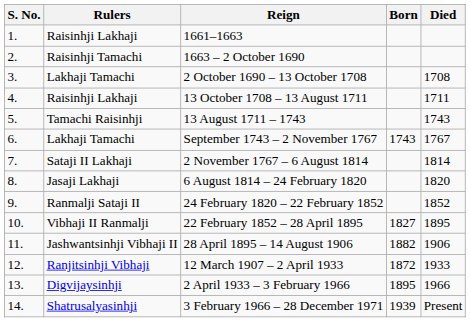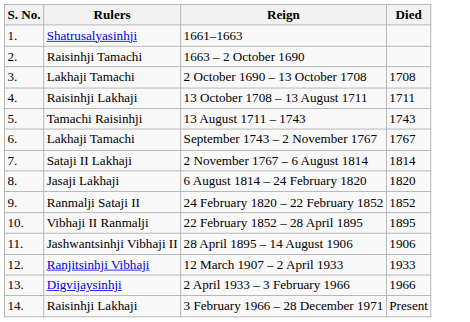- column: (404, 14)
(92, 35) Raisinhji Lakhaji -> (92, 35) Shatrusalyasinhji
(92, 306) Shatrusalyasinhji -> (92, 306) Raisinhji Lakhaji
